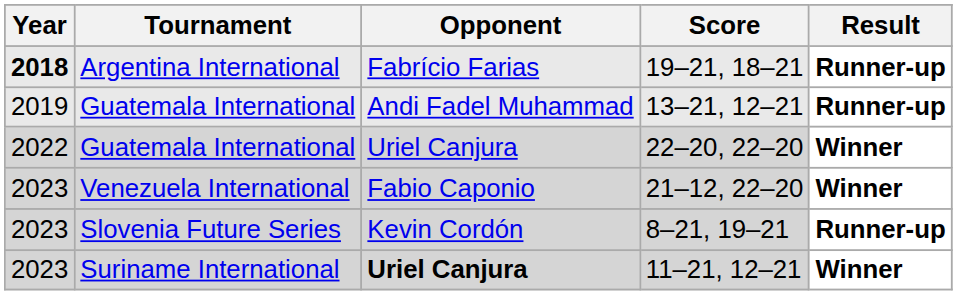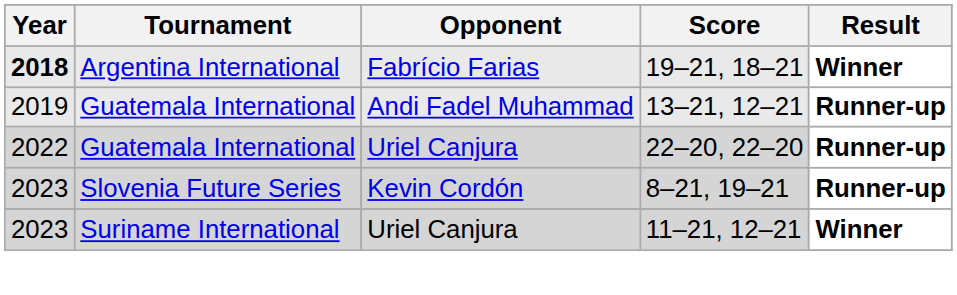(881, 66) Runner-up -> (859, 66) Winner
(859, 148) Winner -> (881, 148) Runner-up
- row: (725, 189)
(448, 270) bold -> (443, 229) normal
